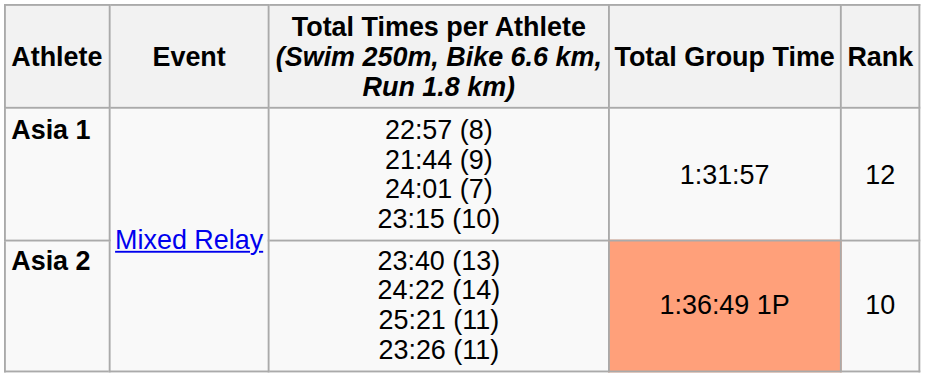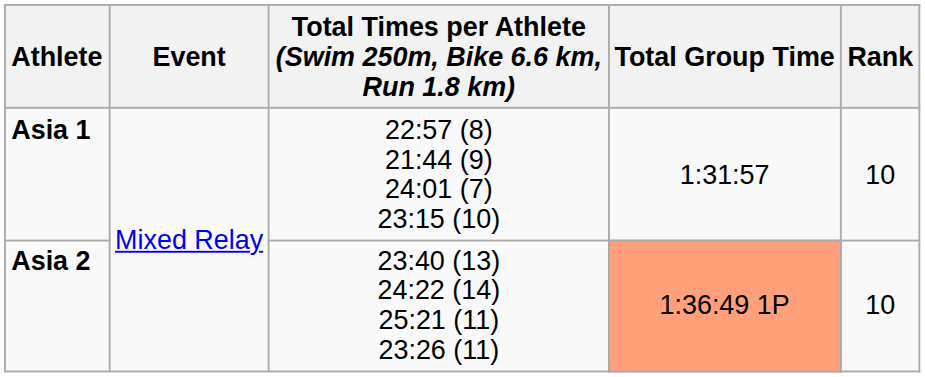(880, 174) 12 -> (880, 174) 10
